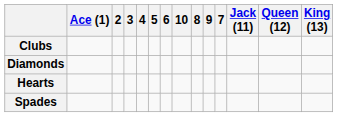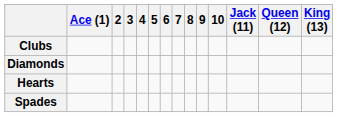columns swapped: (221, 20) <-> (182, 20)
